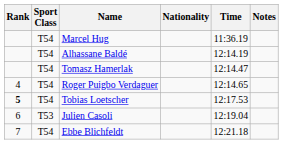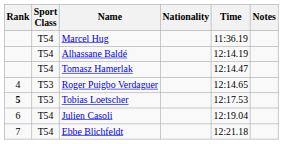(45, 85) T54 -> (45, 85) T53
(45, 100) T54 -> (45, 100) T53
(45, 116) T53 -> (45, 116) T54
